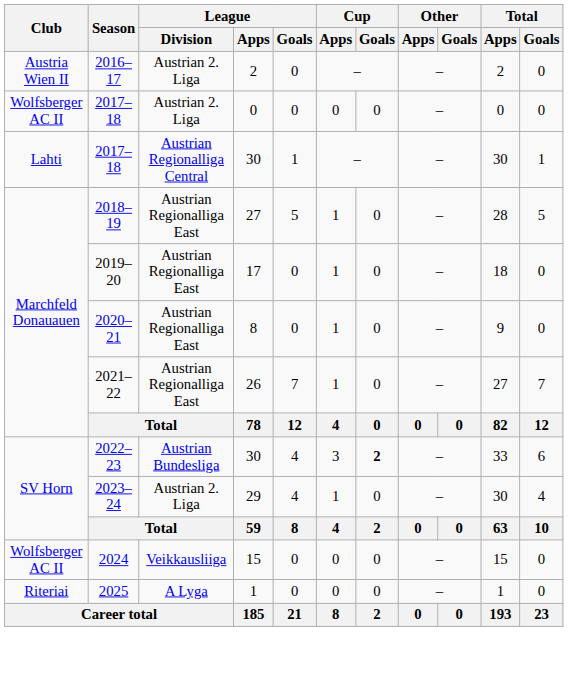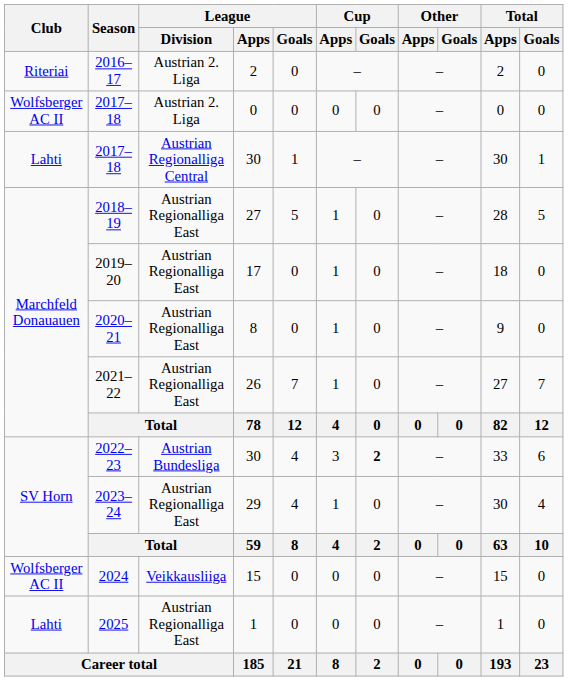(46, 71) Austria Wien II -> (46, 71) Riteriai
(186, 496) Austrian 2. Liga -> (186, 504) Austrian Regionalliga East
(46, 591) Riteriai -> (46, 624) Lahti
(186, 591) A Lyga -> (186, 624) Austrian Regionalliga East
